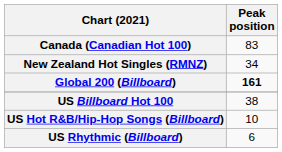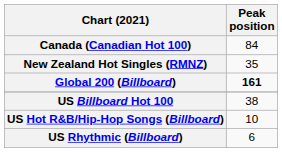(252, 45) 83 -> (252, 45) 84
(252, 63) 34 -> (252, 63) 35
